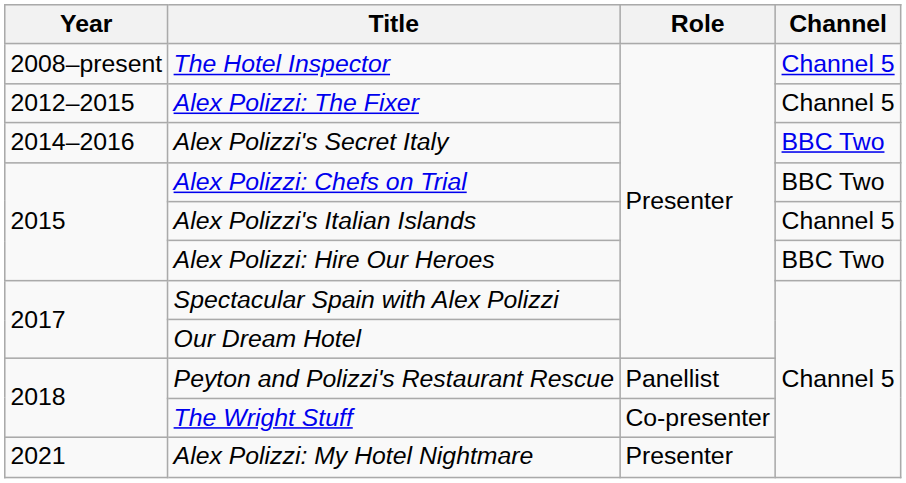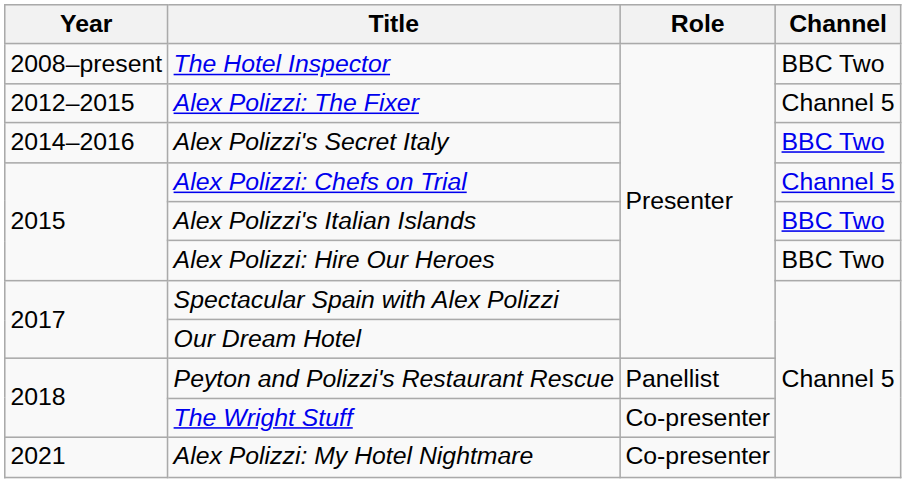(838, 63) Channel 5 -> (833, 63) BBC Two
(833, 181) BBC Two -> (838, 181) Channel 5
(838, 220) Channel 5 -> (833, 220) BBC Two
(679, 456) Presenter -> (698, 456) Co-presenter
